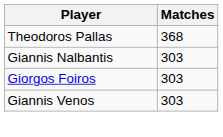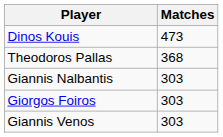+ row: (43, 36)
